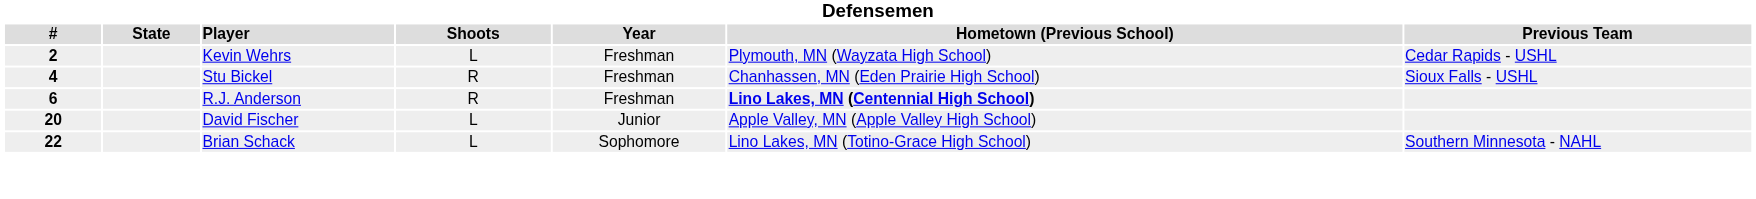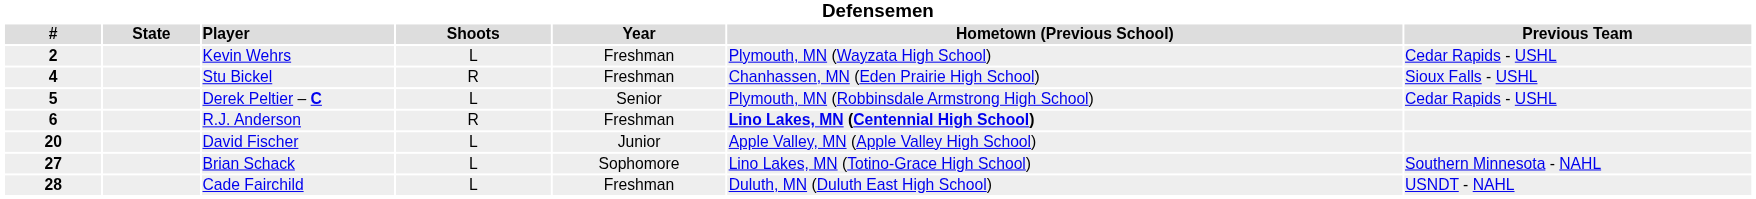+ row: (262, 98)
(53, 142) 22 -> (53, 163) 27
+ row: (253, 185)
